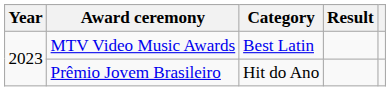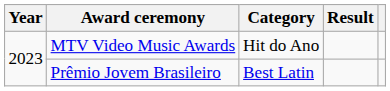(279, 45) Best Latin -> (281, 45) Hit do Ano
(281, 72) Hit do Ano -> (279, 72) Best Latin
